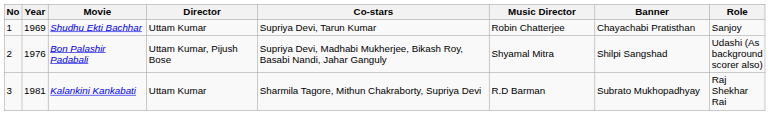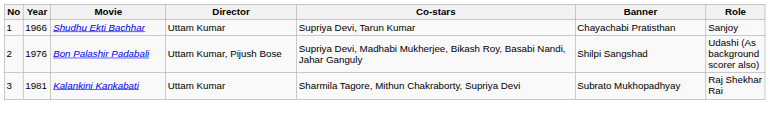- column: (542, 12)
(35, 27) 1969 -> (36, 27) 1966
